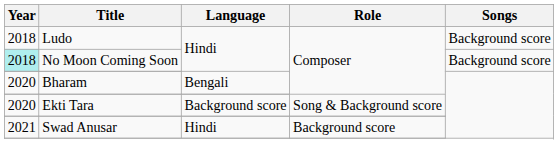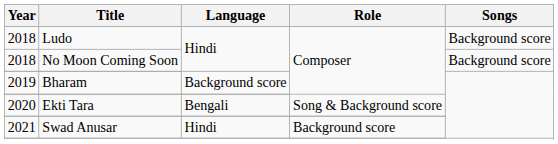(22, 60) paleturquoise background -> (22, 60) no background
(22, 82) 2020 -> (22, 82) 2019
(206, 82) Bengali -> (236, 82) Background score
(236, 104) Background score -> (206, 104) Bengali
